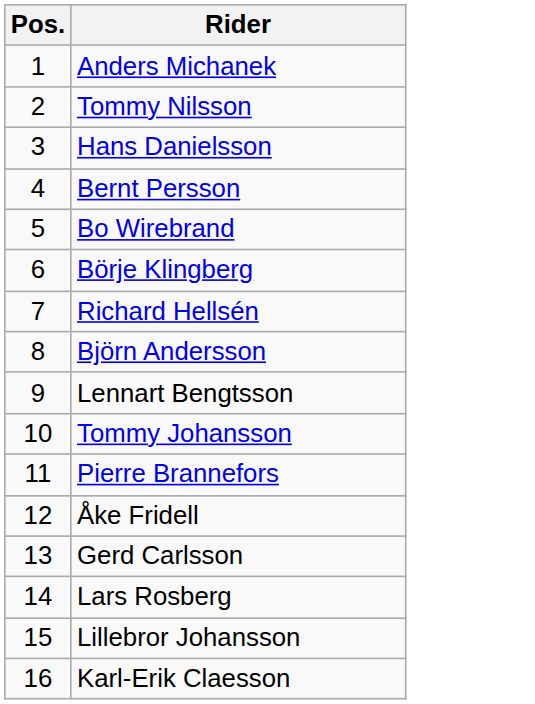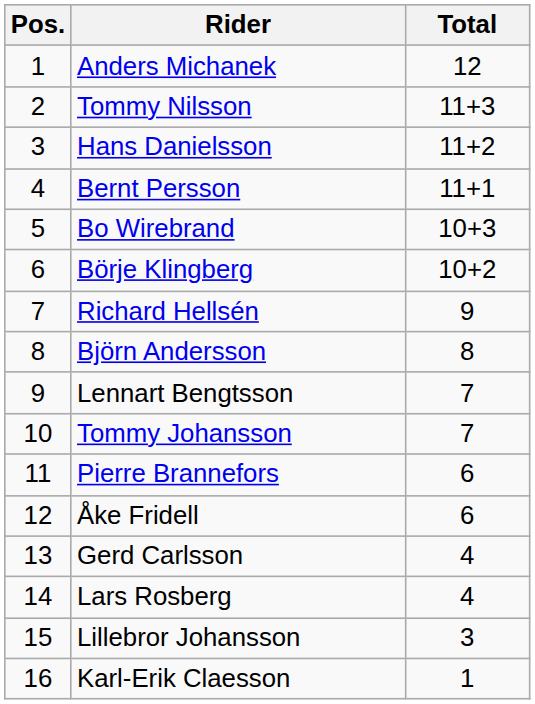+ column: (467, 24)
